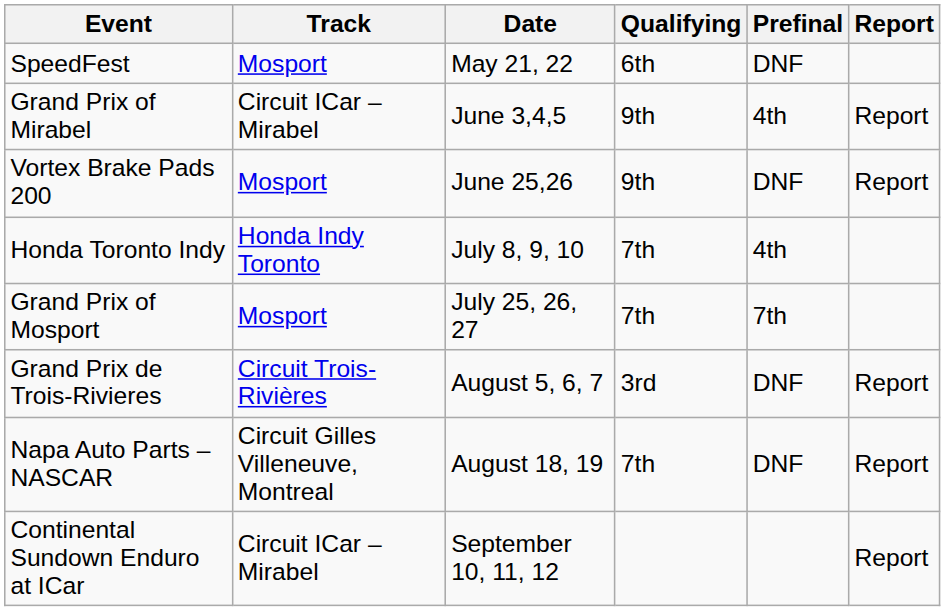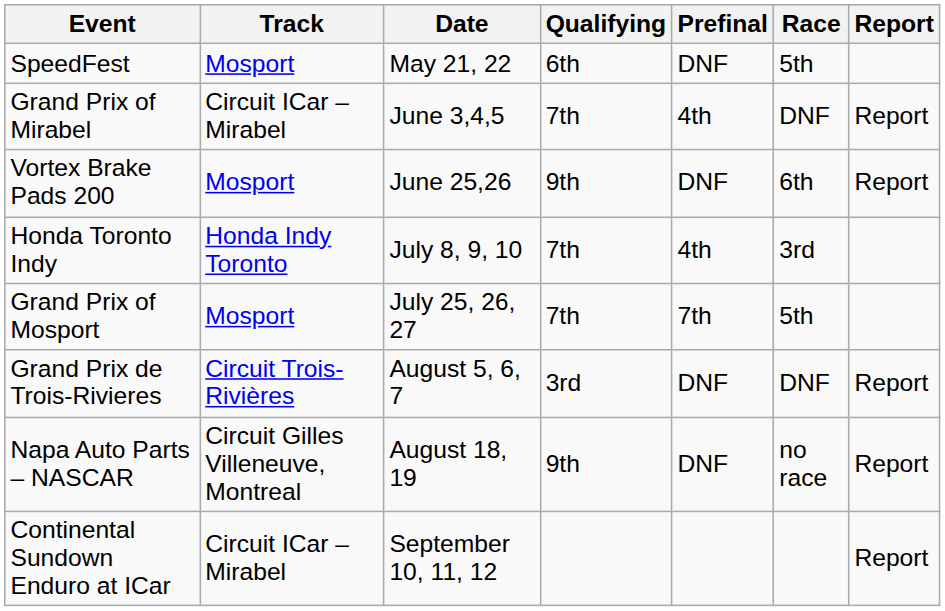+ column: (811, 24)
(638, 116) 9th -> (563, 116) 7th
(638, 463) 7th -> (563, 463) 9th
